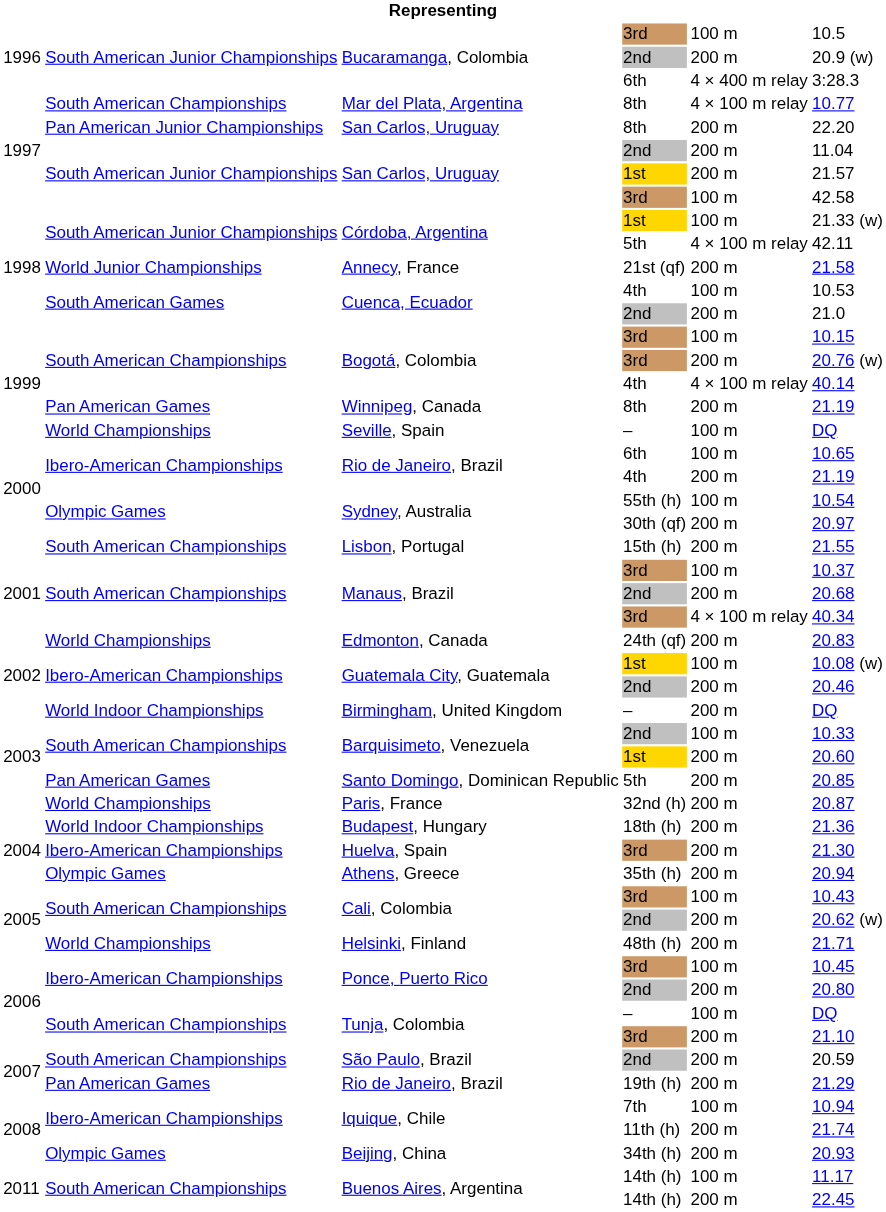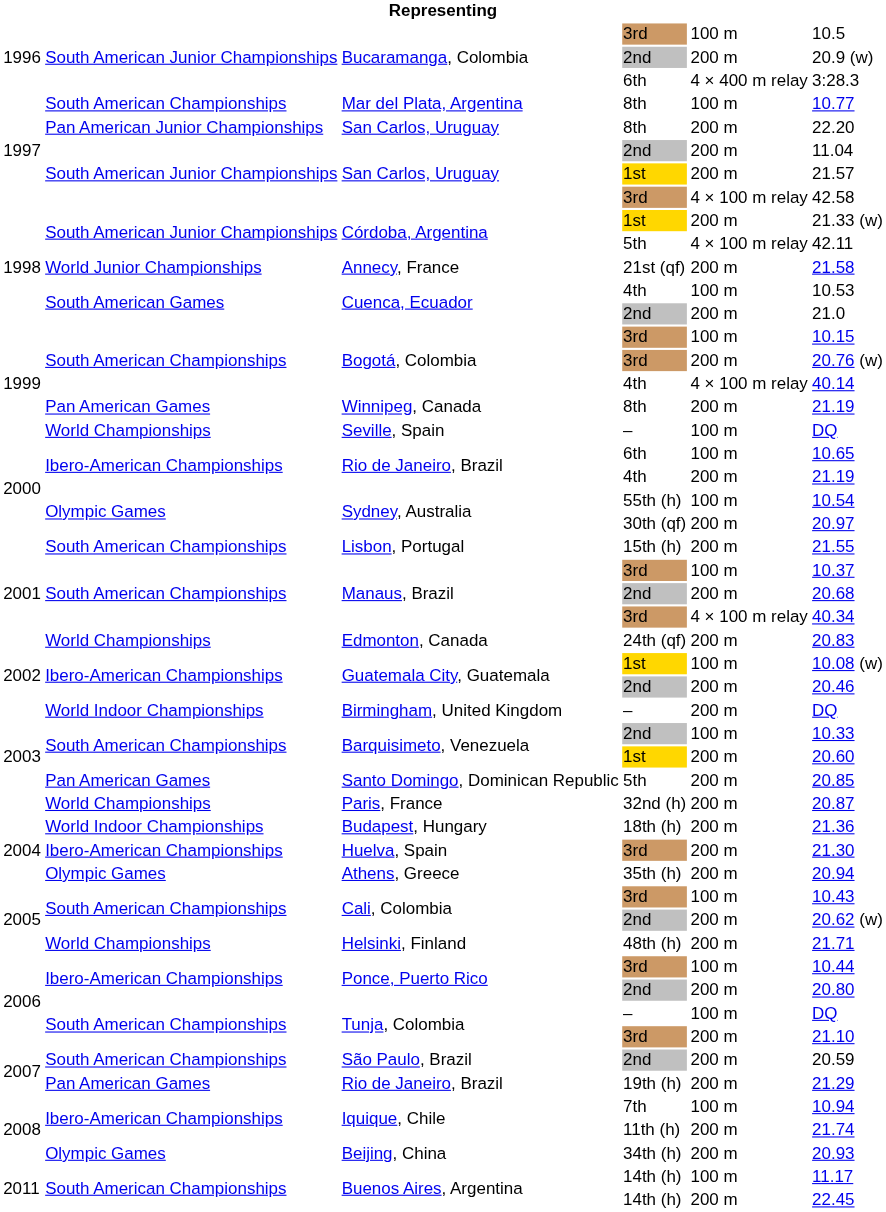(749, 103) 4 × 100 m relay -> (714, 103) 100 m
(714, 197) 100 m -> (749, 197) 4 × 100 m relay
(714, 220) 100 m -> (714, 220) 200 m
(833, 966) 10.45 -> (833, 966) 10.44
